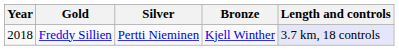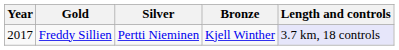(20, 34) 2018 -> (20, 34) 2017
